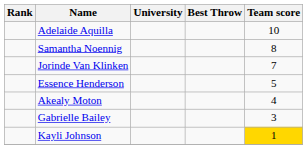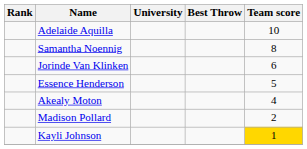(274, 65) 7 -> (274, 65) 6
- row: (74, 118)
+ row: (74, 118)
